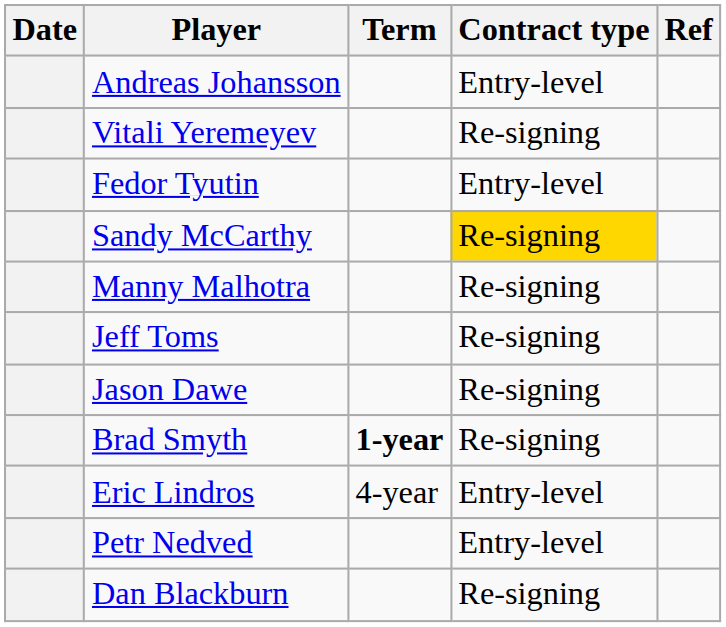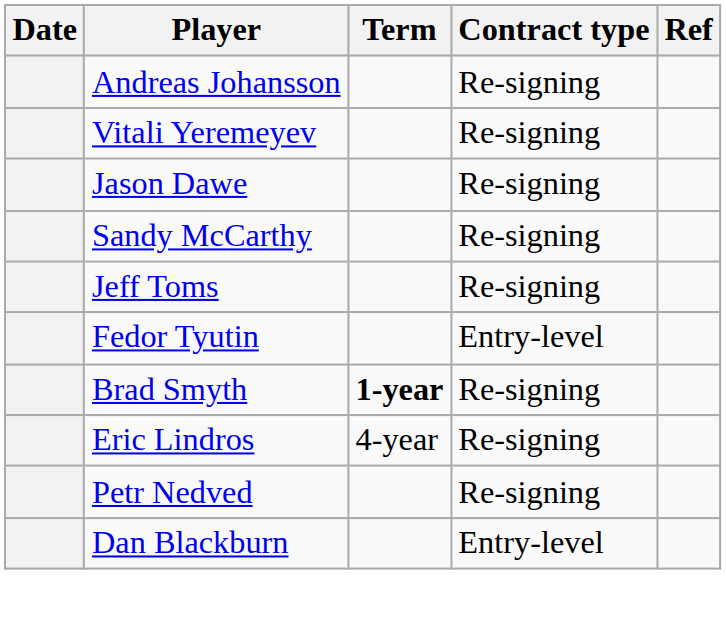(531, 81) Entry-level -> (529, 81) Re-signing
rows swapped: (175, 183) <-> (170, 388)
(529, 235) gold background -> (529, 235) no background
- row: (201, 286)
(531, 491) Entry-level -> (529, 440) Re-signing
(531, 542) Entry-level -> (529, 491) Re-signing
(529, 593) Re-signing -> (531, 542) Entry-level
